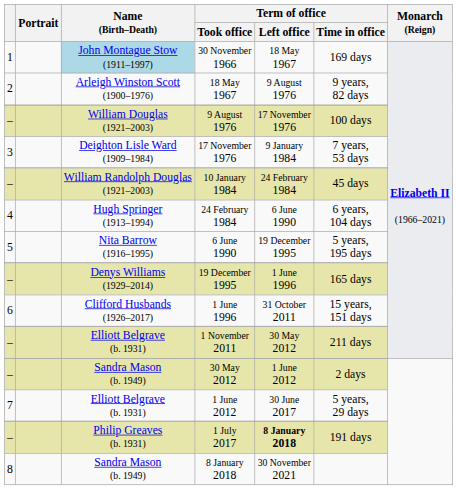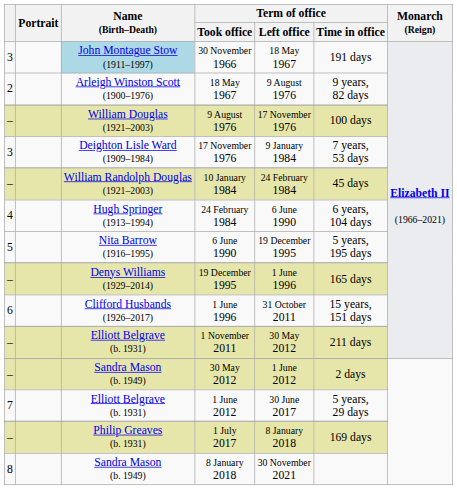(10, 57) 1 -> (10, 57) 3
(351, 57) 169 days -> (351, 57) 191 days
(284, 437) bold -> (284, 438) normal
(351, 437) 191 days -> (351, 437) 169 days
